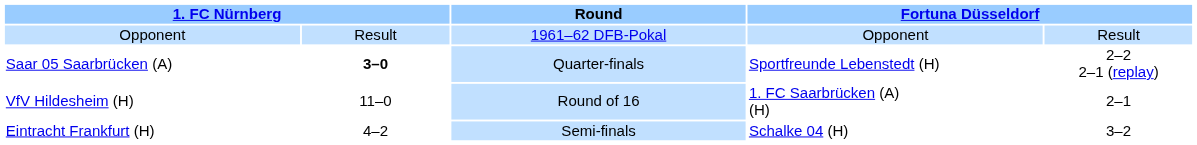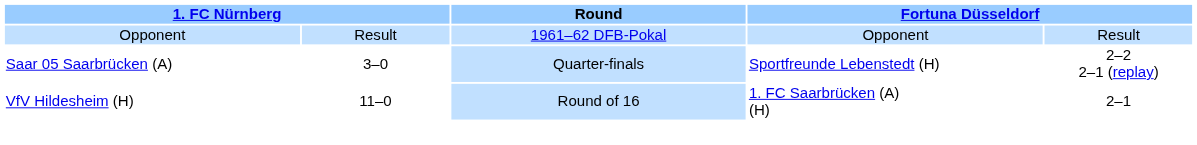(375, 64) bold -> (375, 64) normal
- row: (80, 130)
